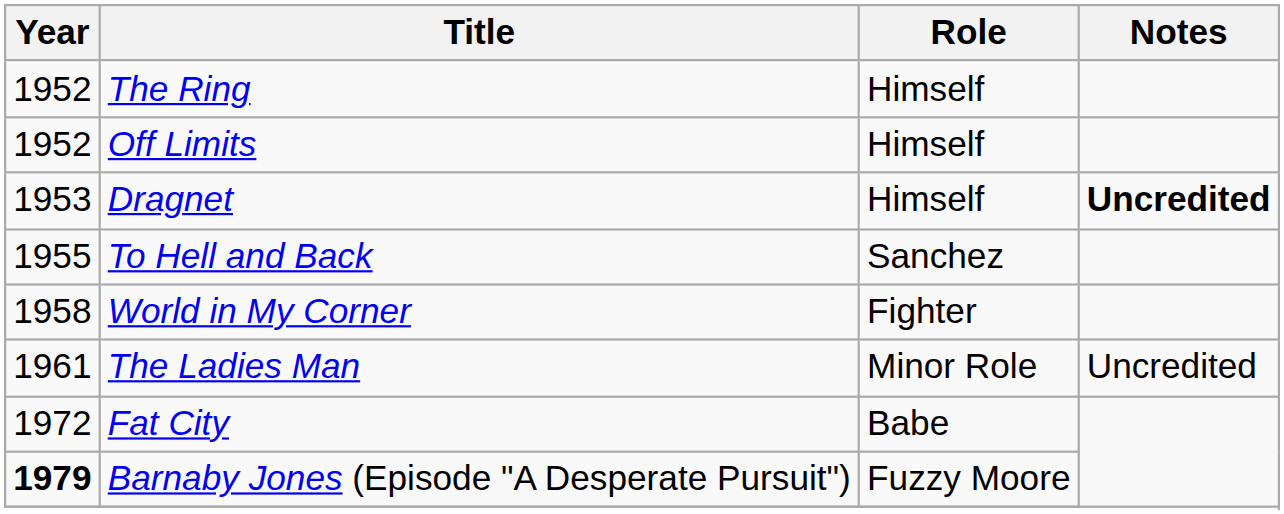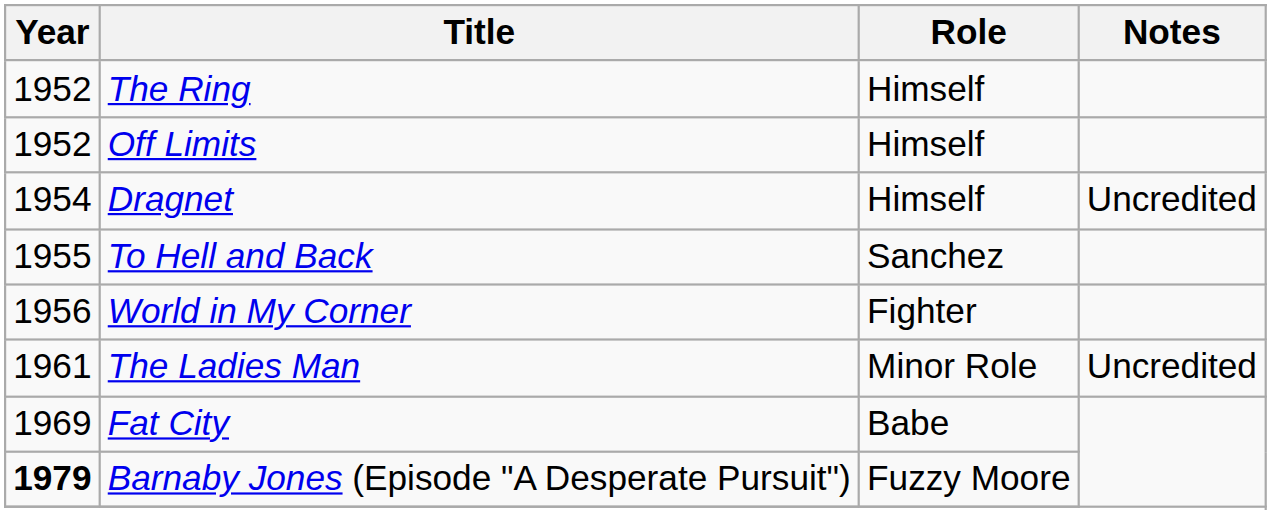(52, 199) 1953 -> (52, 199) 1954
(1179, 199) bold -> (1172, 199) normal
(52, 311) 1958 -> (52, 311) 1956
(52, 423) 1972 -> (52, 423) 1969
